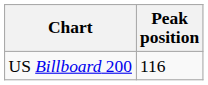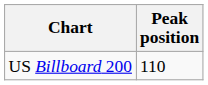(153, 65) 116 -> (153, 65) 110
